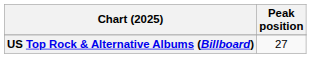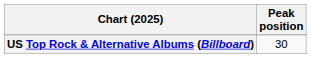(281, 44) 27 -> (281, 44) 30
